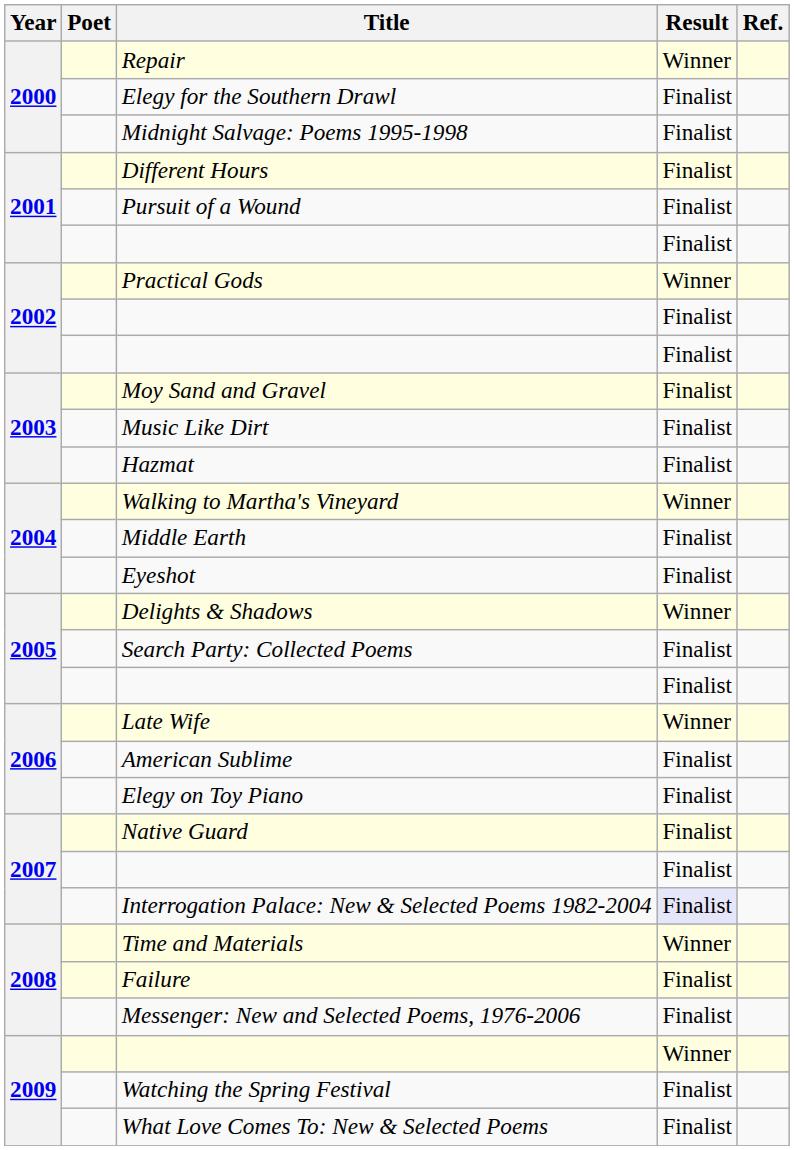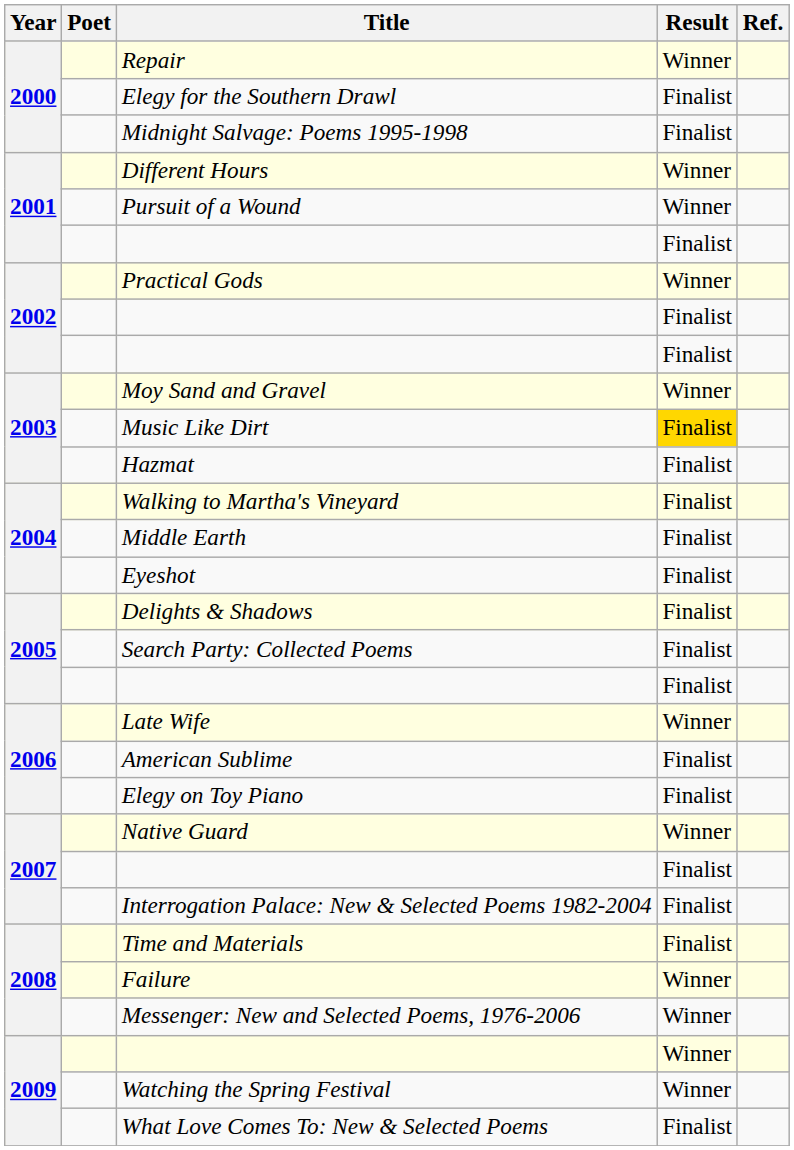(697, 170) Finalist -> (697, 170) Winner
(697, 206) Finalist -> (697, 206) Winner
(697, 390) Finalist -> (697, 390) Winner
(697, 427) no background -> (697, 427) gold background
(697, 501) Winner -> (697, 501) Finalist
(697, 611) Winner -> (697, 611) Finalist
(697, 832) Finalist -> (697, 832) Winner
(697, 905) lavender background -> (697, 905) no background
(697, 942) Winner -> (697, 942) Finalist
(697, 979) Finalist -> (697, 979) Winner
(697, 1016) Finalist -> (697, 1016) Winner
(697, 1089) Finalist -> (697, 1089) Winner
